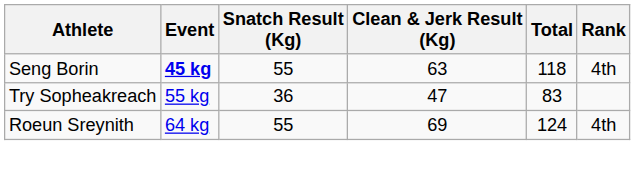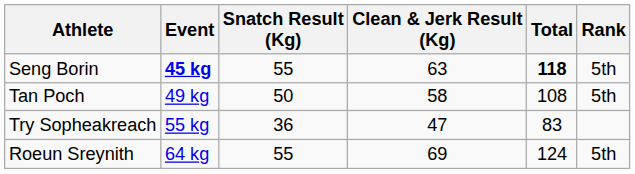(552, 68) normal -> (552, 68) bold
(604, 68) 4th -> (604, 68) 5th
+ row: (47, 97)
(604, 126) 4th -> (604, 154) 5th
